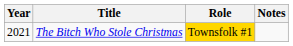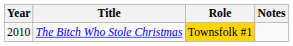(19, 32) 2021 -> (19, 32) 2010
